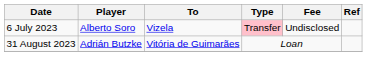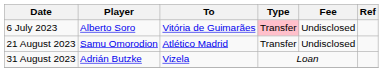(160, 28) Vizela -> (209, 28) Vitória de Guimarães
+ row: (41, 43)
(193, 43) Vitória de Guimarães -> (176, 59) Vizela
